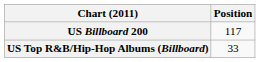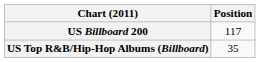(233, 48) 33 -> (233, 48) 35
